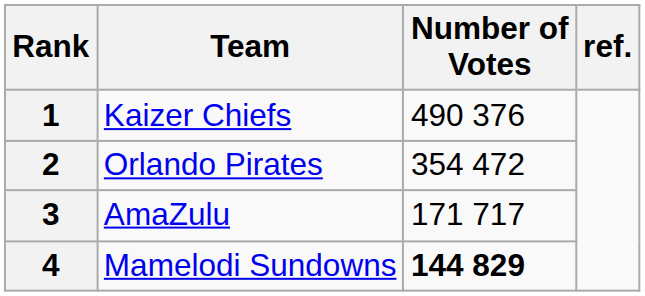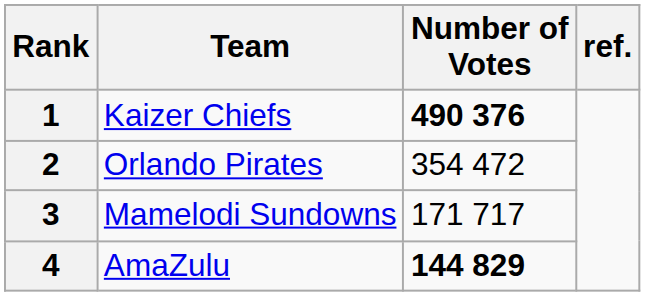(468, 114) normal -> (468, 114) bold
(167, 214) AmaZulu -> (250, 214) Mamelodi Sundowns
(250, 264) Mamelodi Sundowns -> (167, 264) AmaZulu
